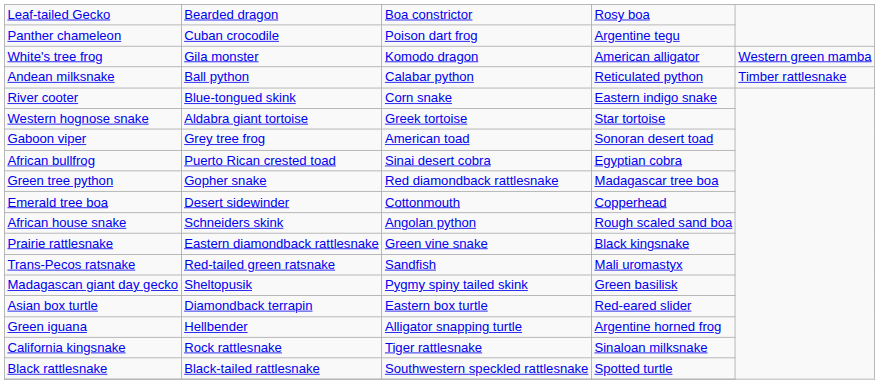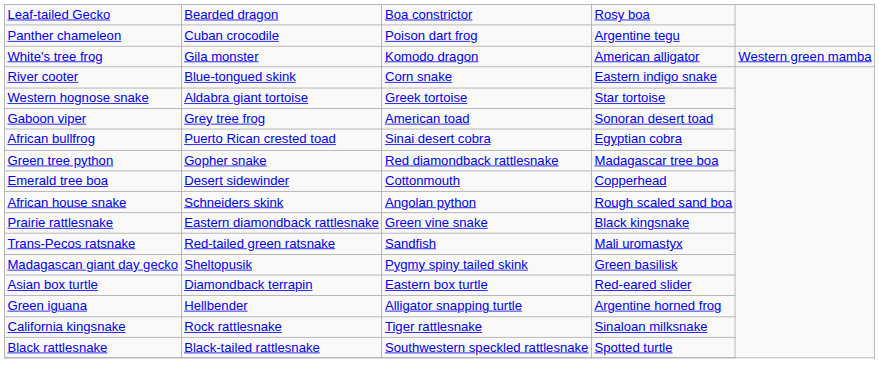- row: (61, 77)
